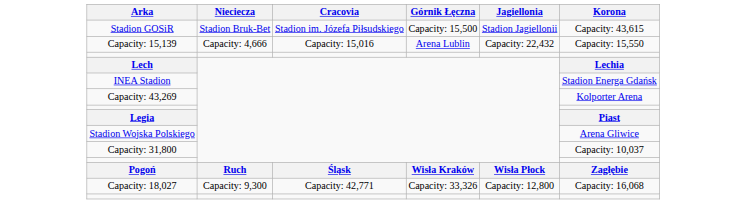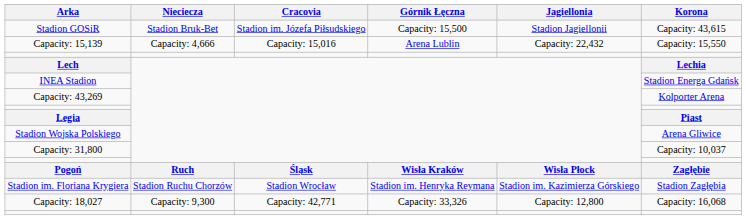+ row: (68, 186)
